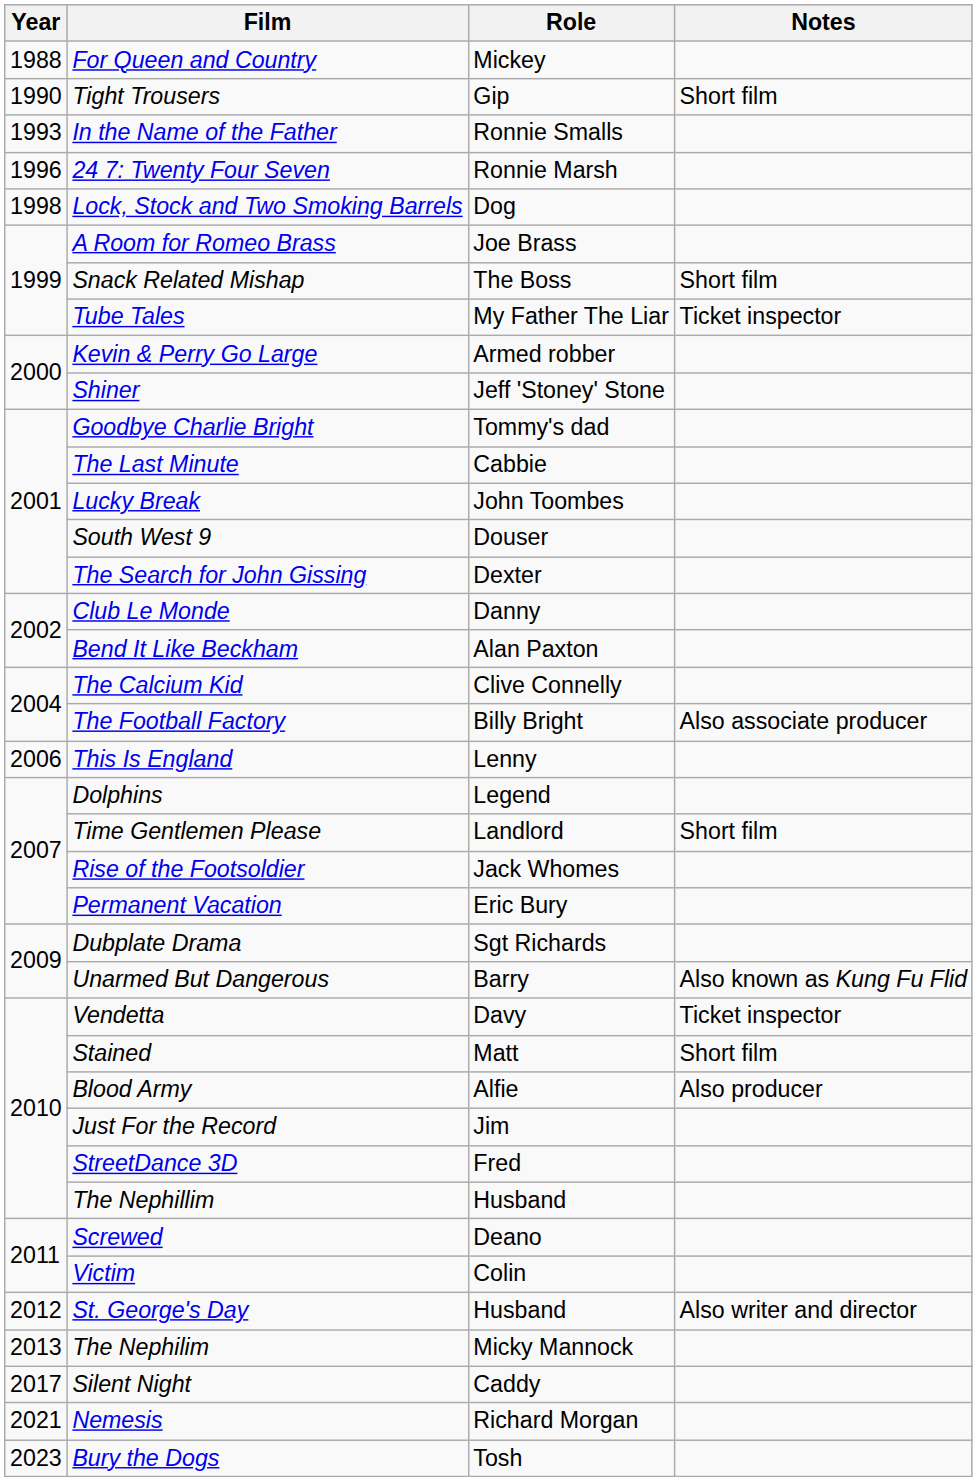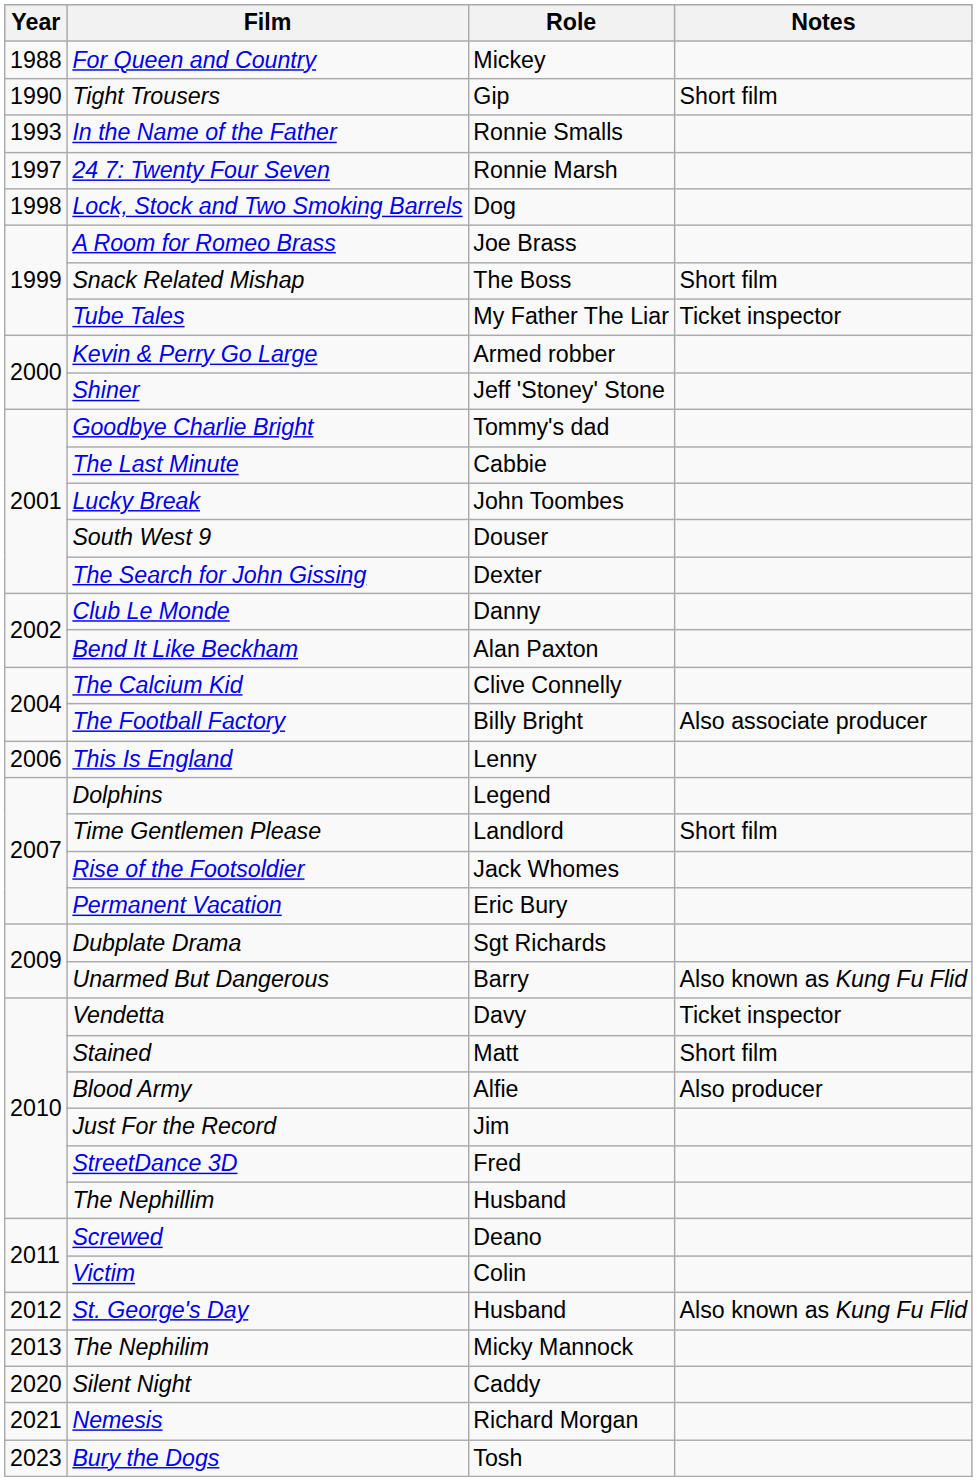(36, 170) 1996 -> (36, 170) 1997
(798, 1310) Also writer and director -> (823, 1310) Also known as Kung Fu Flid
(36, 1384) 2017 -> (36, 1384) 2020
